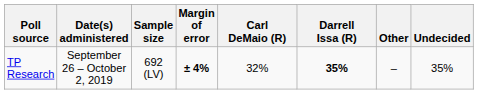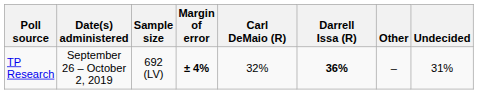(337, 68) 35% -> (337, 68) 36%
(442, 68) 35% -> (442, 68) 31%
